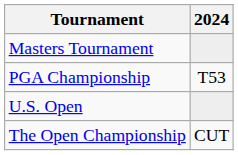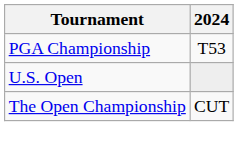- row: (81, 48)
